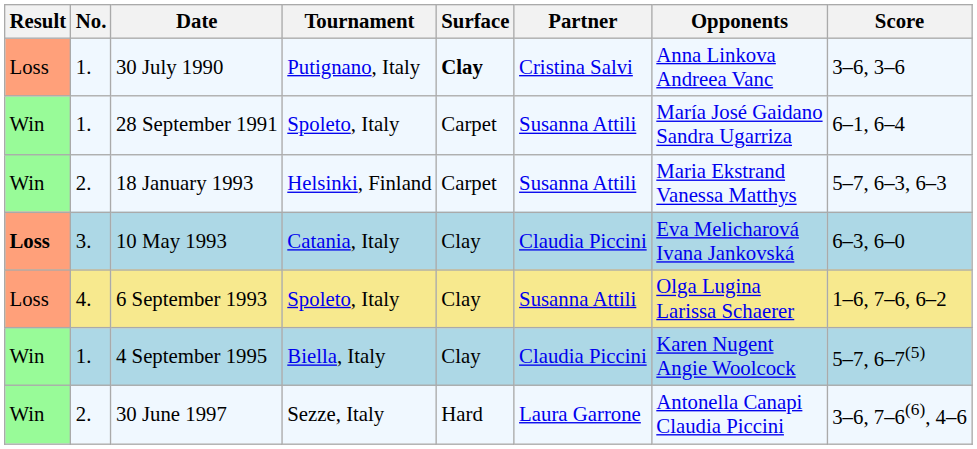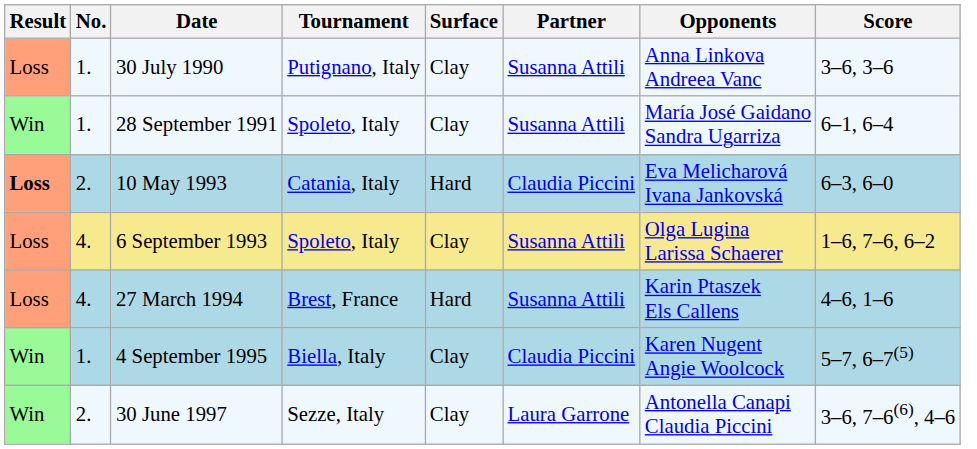(462, 66) bold -> (449, 66) normal
(576, 66) Cristina Salvi -> (566, 66) Susanna Attili
(469, 124) Carpet -> (449, 124) Clay
- row: (185, 182)
(84, 240) 3. -> (84, 182) 2.
(461, 240) Clay -> (451, 182) Hard
+ row: (179, 298)
(462, 413) Hard -> (449, 413) Clay
